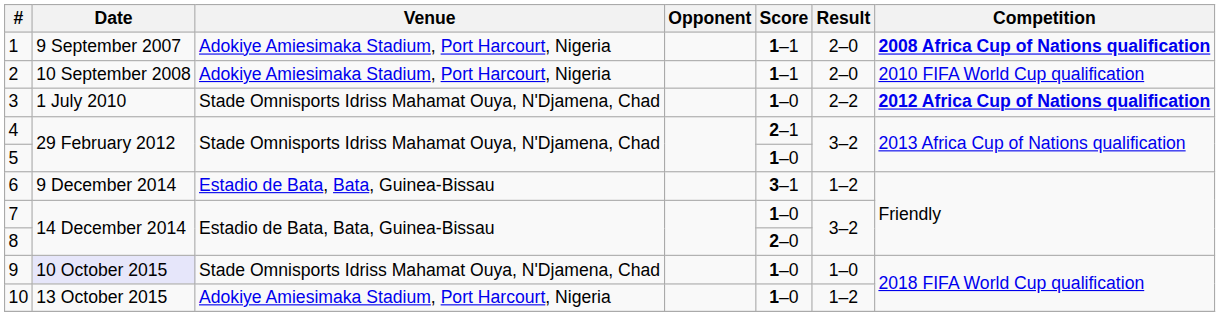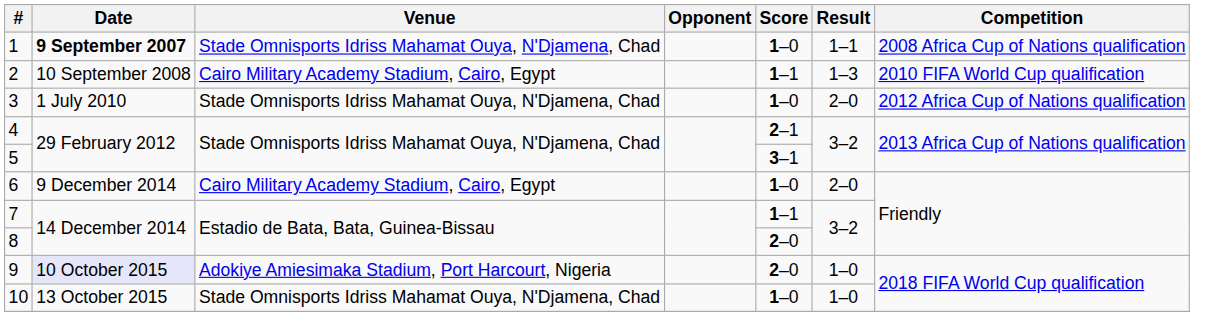(109, 46) normal -> (111, 46) bold
(405, 46) Adokiye Amiesimaka Stadium, Port Harcourt, Nigeria -> (430, 46) Stade Omnisports Idriss Mahamat Ouya, N'Djamena, Chad
(784, 46) 1–1 -> (784, 46) 1–0
(843, 46) 2–0 -> (843, 46) 1–1
(1044, 46) bold -> (1032, 46) normal
(405, 74) Adokiye Amiesimaka Stadium, Port Harcourt, Nigeria -> (377, 74) Cairo Military Academy Stadium, Cairo, Egypt
(843, 74) 2–0 -> (843, 74) 1–3
(843, 102) 2–2 -> (843, 102) 2–0
(1044, 102) bold -> (1032, 102) normal
(784, 158) 1–0 -> (784, 158) 3–1
(347, 185) Estadio de Bata, Bata, Guinea-Bissau -> (377, 185) Cairo Military Academy Stadium, Cairo, Egypt
(784, 185) 3–1 -> (784, 185) 1–0
(843, 185) 1–2 -> (843, 185) 2–0
(784, 213) 1–0 -> (784, 213) 1–1
(430, 269) Stade Omnisports Idriss Mahamat Ouya, N'Djamena, Chad -> (405, 269) Adokiye Amiesimaka Stadium, Port Harcourt, Nigeria
(784, 269) 1–0 -> (784, 269) 2–0
(405, 297) Adokiye Amiesimaka Stadium, Port Harcourt, Nigeria -> (430, 297) Stade Omnisports Idriss Mahamat Ouya, N'Djamena, Chad
(843, 297) 1–2 -> (843, 297) 1–0
